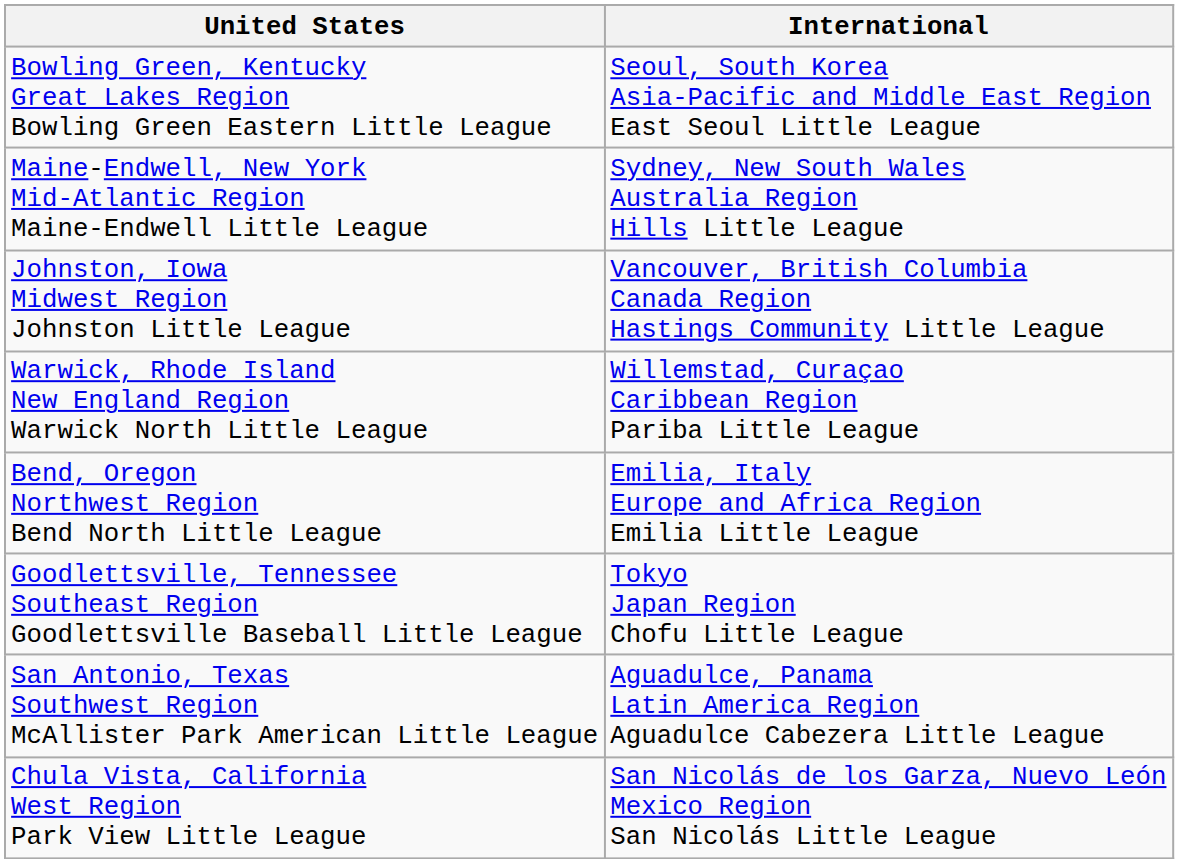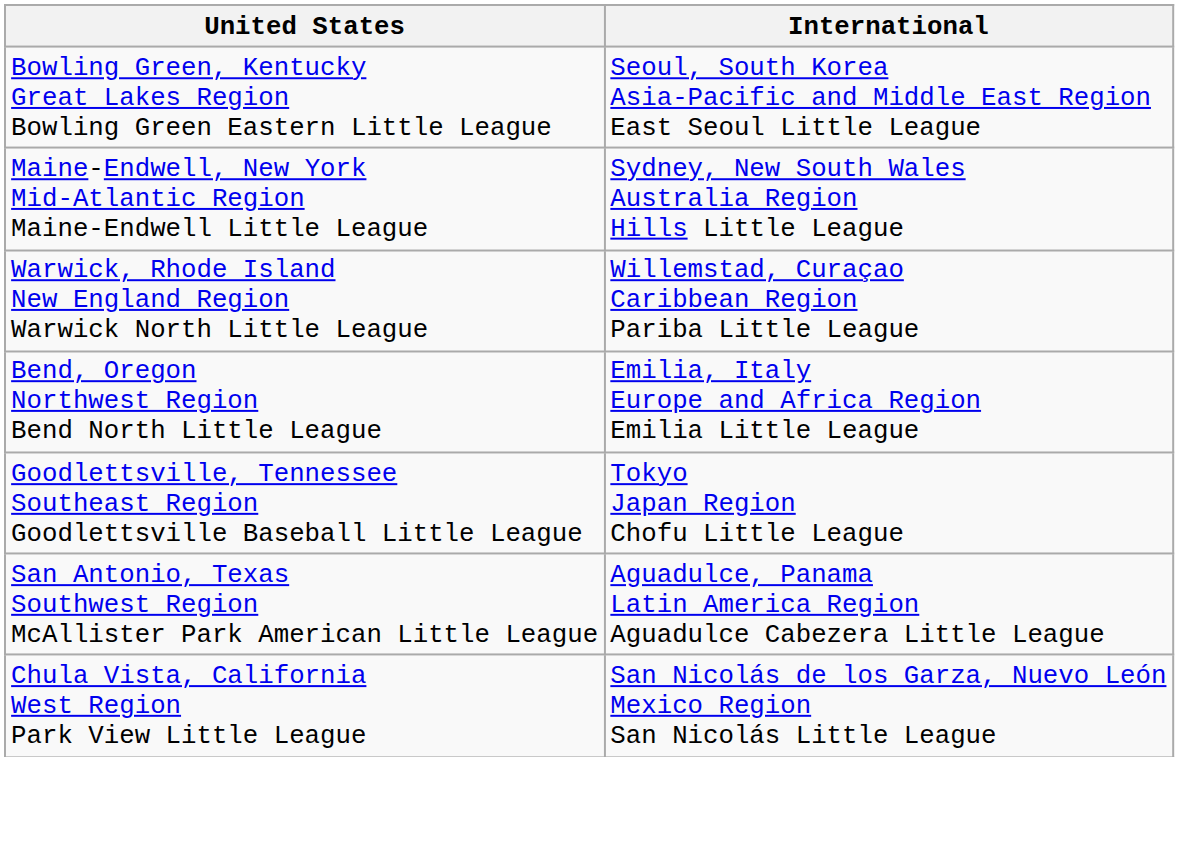- row: (181, 300)
